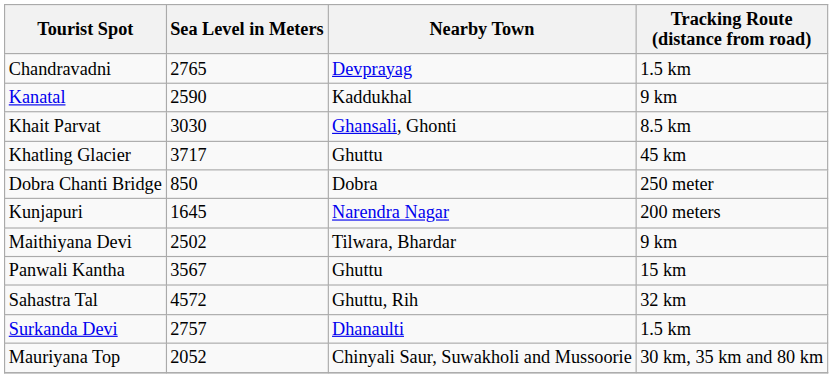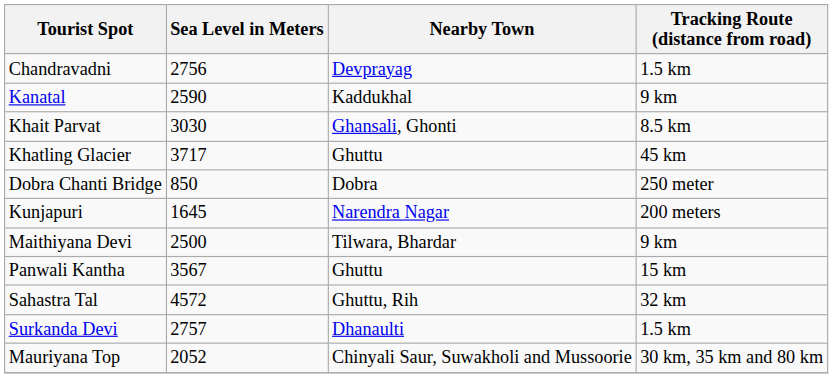(188, 68) 2765 -> (188, 68) 2756
(188, 241) 2502 -> (188, 241) 2500
